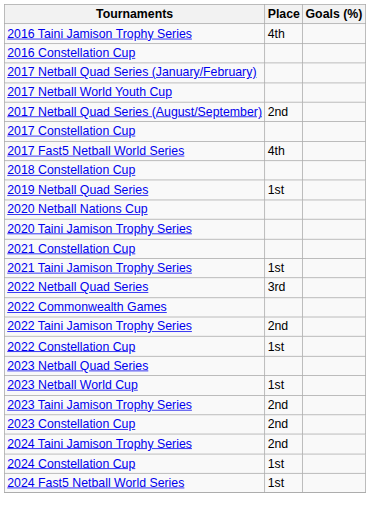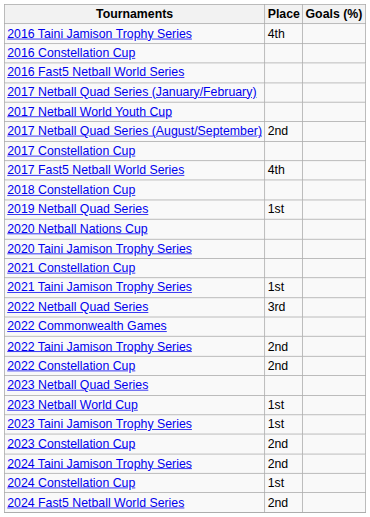+ row: (96, 72)
(276, 346) 1st -> (278, 365) 2nd
(278, 405) 2nd -> (276, 424) 1st
(276, 483) 1st -> (278, 502) 2nd
